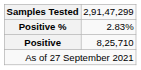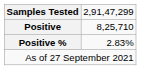rows swapped: (43, 42) <-> (43, 27)
